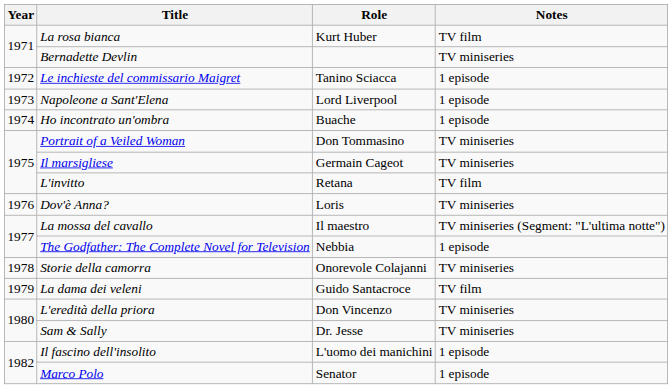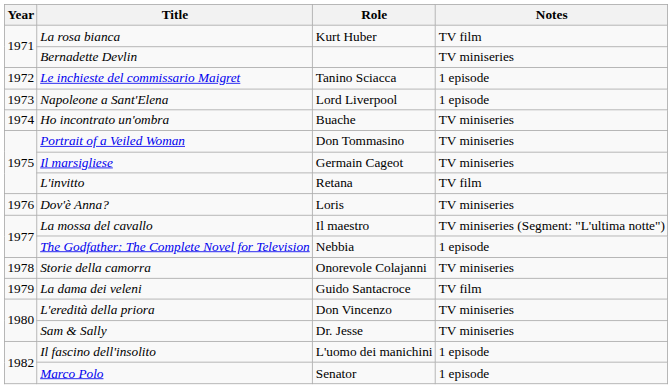(464, 120) 1 episode -> (476, 120) TV miniseries
